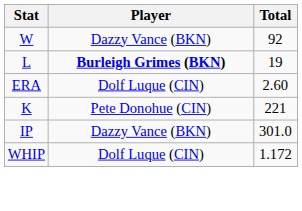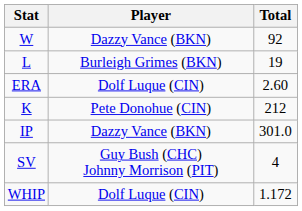(151, 62) bold -> (151, 62) normal
(275, 108) 221 -> (275, 108) 212
+ row: (26, 162)
